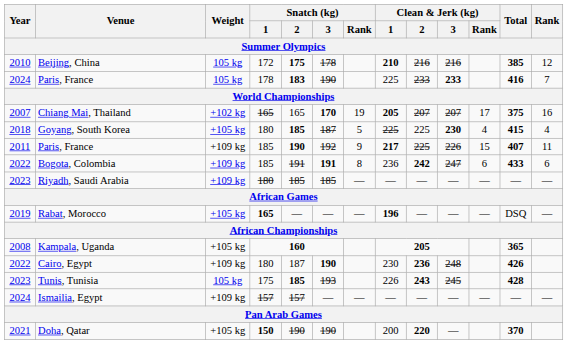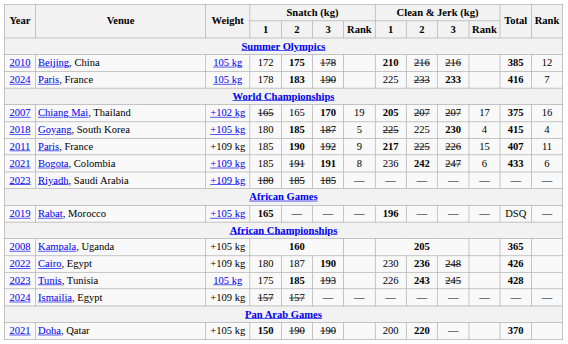(20, 163) 2022 -> (20, 163) 2021
